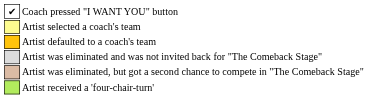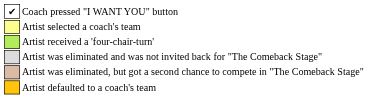rows swapped: (89, 42) <-> (88, 87)
